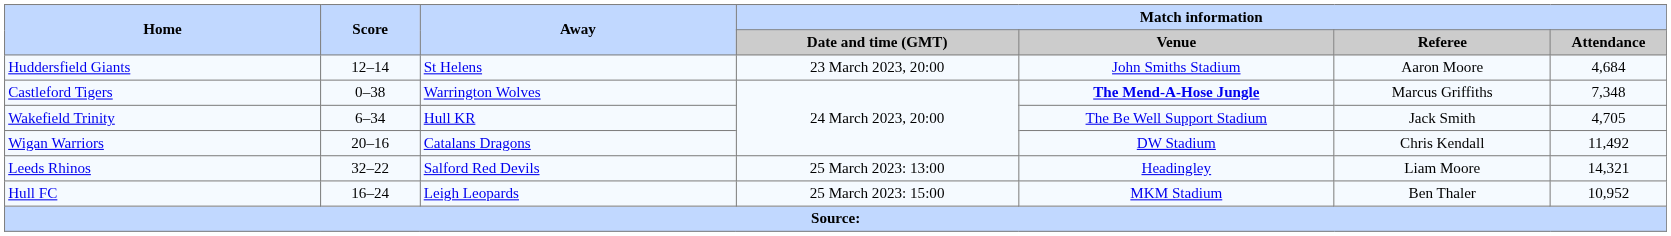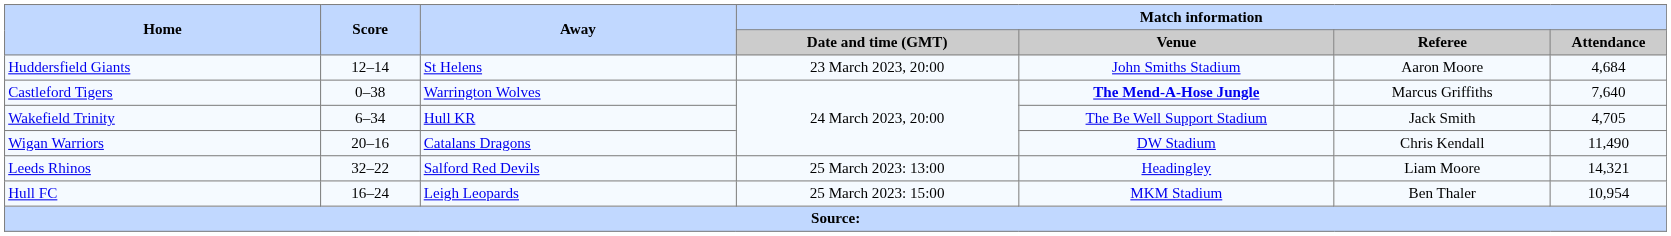(1608, 92) 7,348 -> (1608, 92) 7,640
(1608, 143) 11,492 -> (1608, 143) 11,490
(1608, 193) 10,952 -> (1608, 193) 10,954
